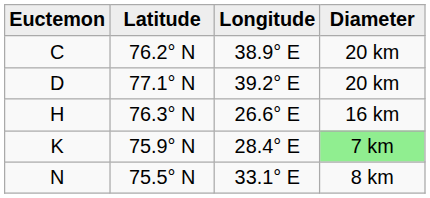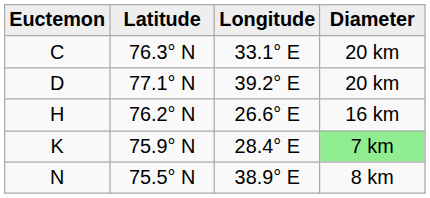(162, 51) 76.2° N -> (162, 51) 76.3° N
(267, 51) 38.9° E -> (267, 51) 33.1° E
(162, 114) 76.3° N -> (162, 114) 76.2° N
(267, 177) 33.1° E -> (267, 177) 38.9° E
